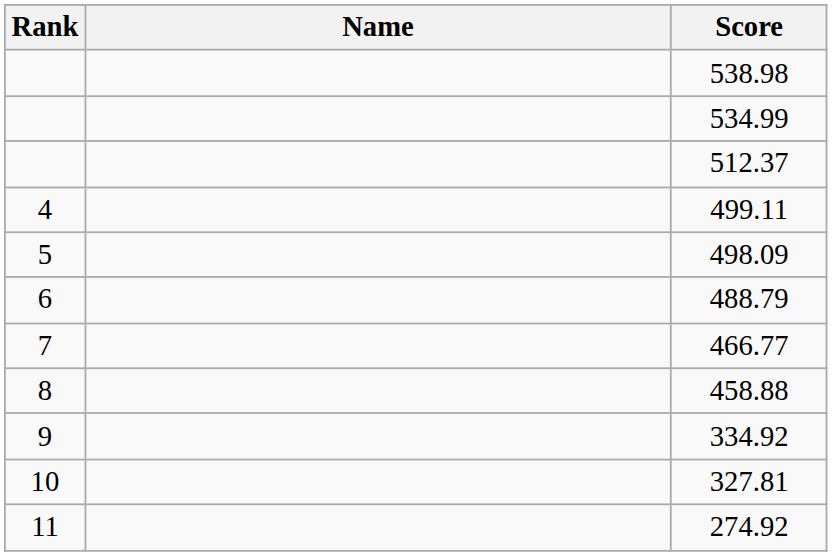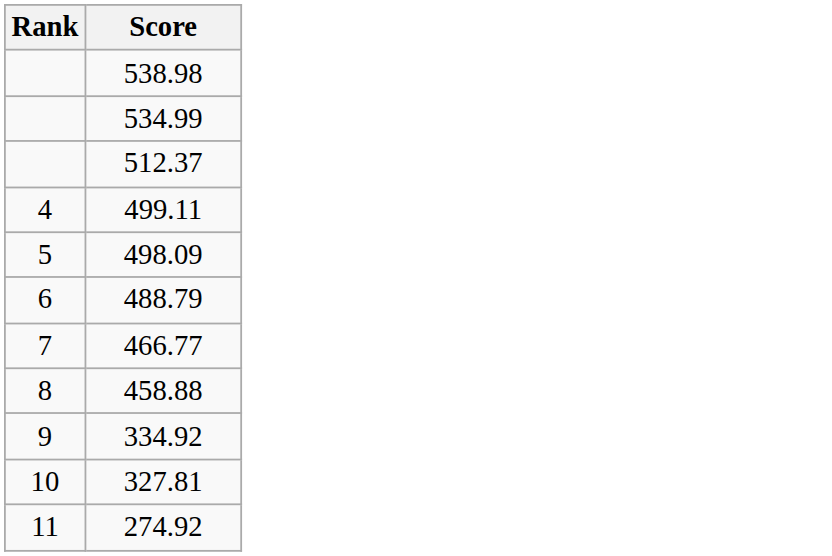- column: (378, 27)
